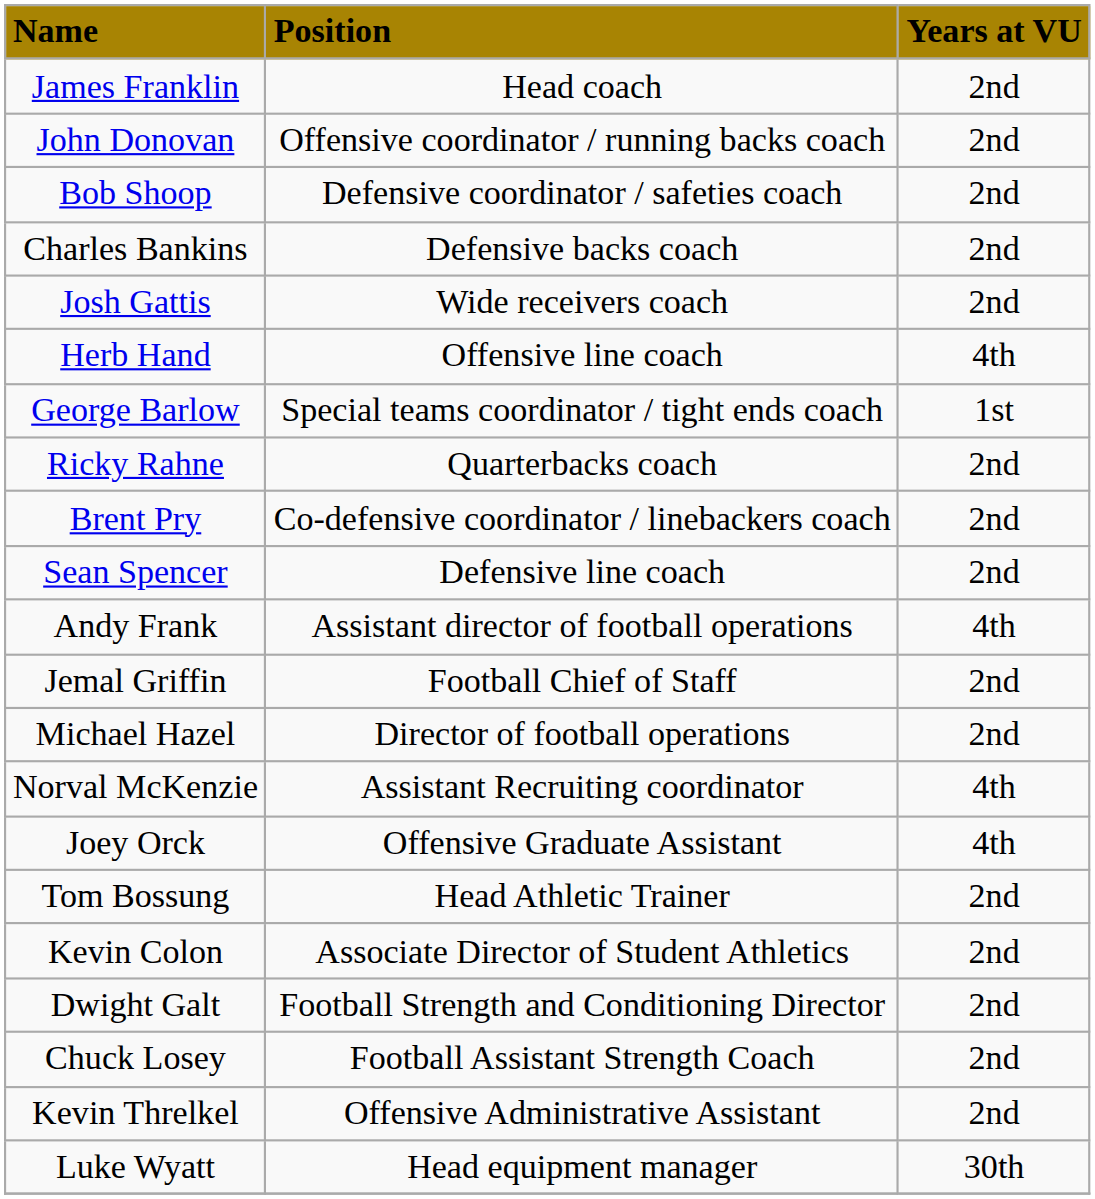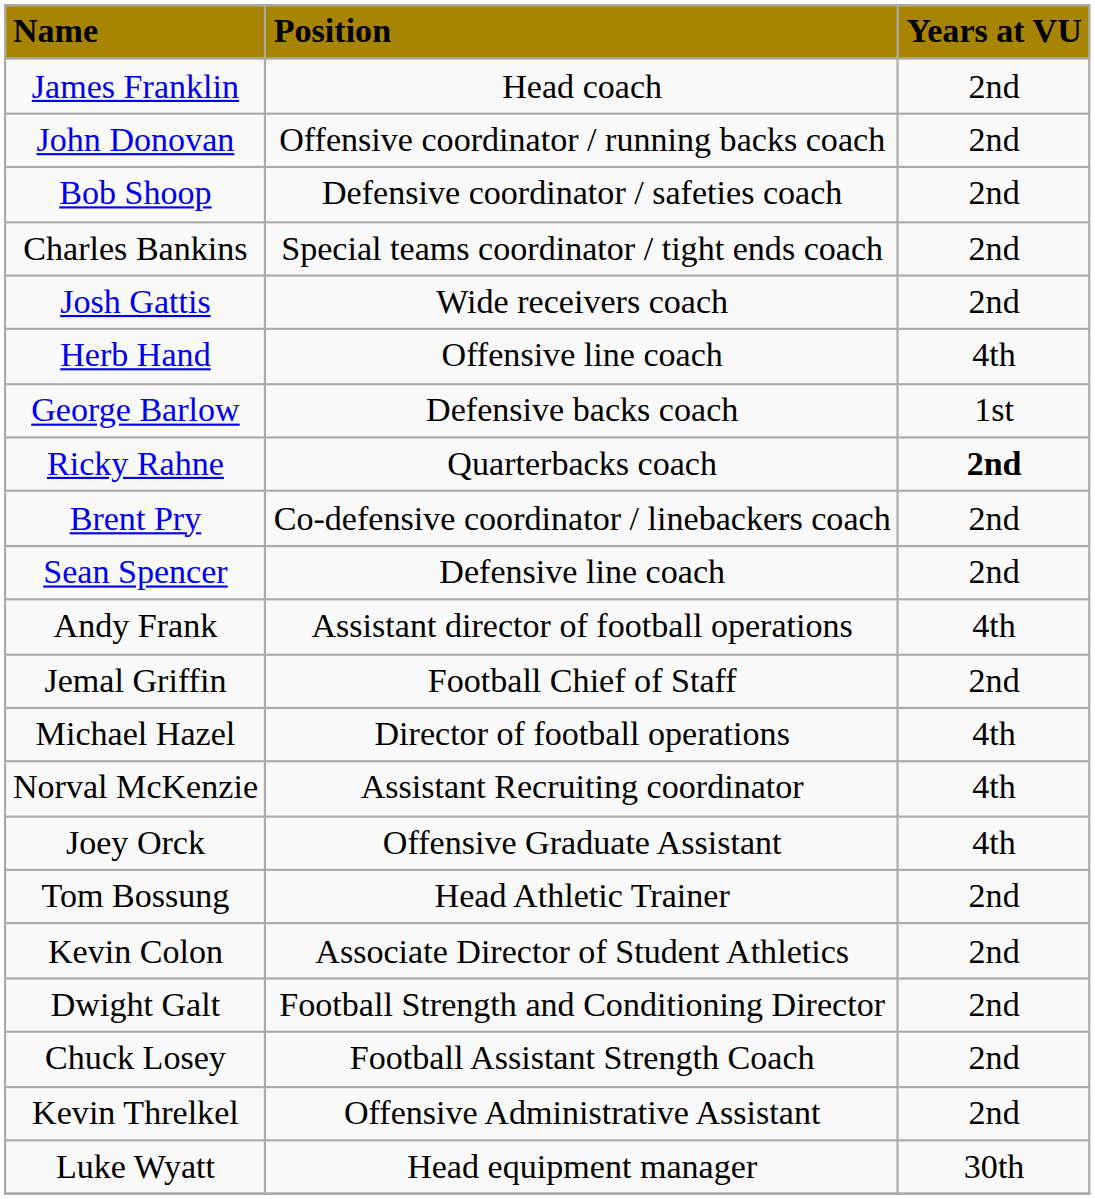(582, 247) Defensive backs coach -> (582, 247) Special teams coordinator / tight ends coach
(582, 409) Special teams coordinator / tight ends coach -> (582, 409) Defensive backs coach
(994, 463) normal -> (994, 463) bold
(994, 734) 2nd -> (994, 734) 4th
